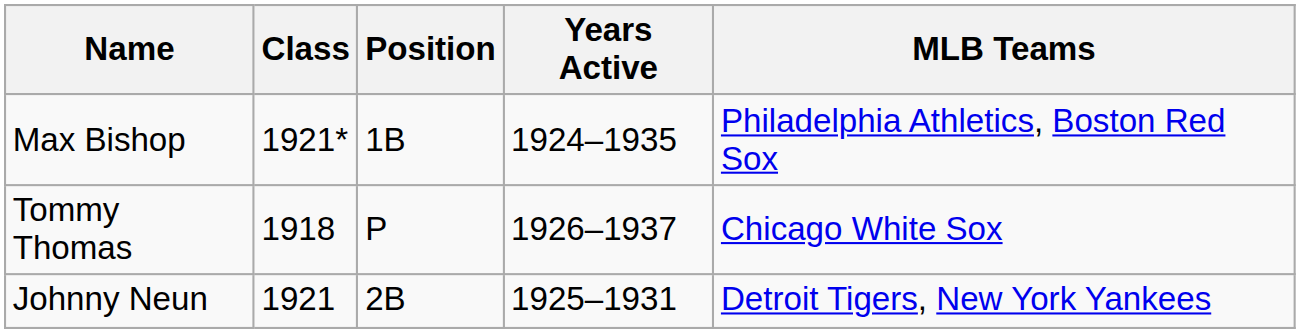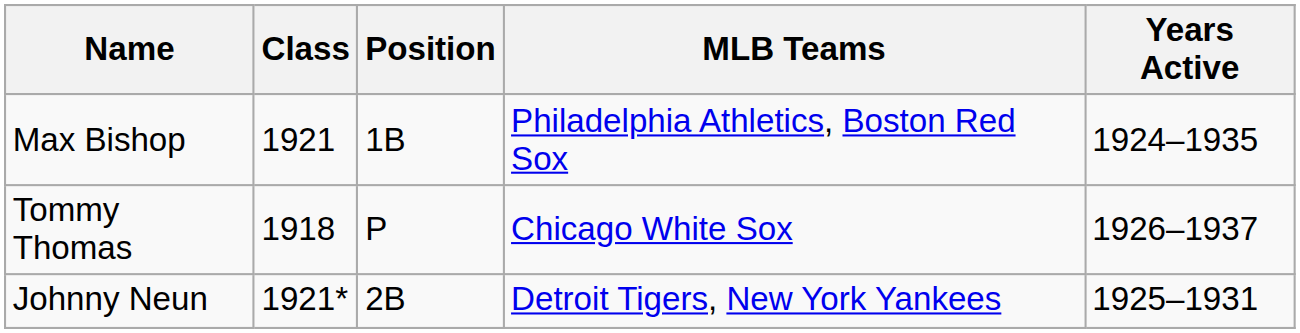columns swapped: (1004, 49) <-> (608, 49)
(305, 139) 1921* -> (298, 139) 1921
(298, 300) 1921 -> (305, 300) 1921*
